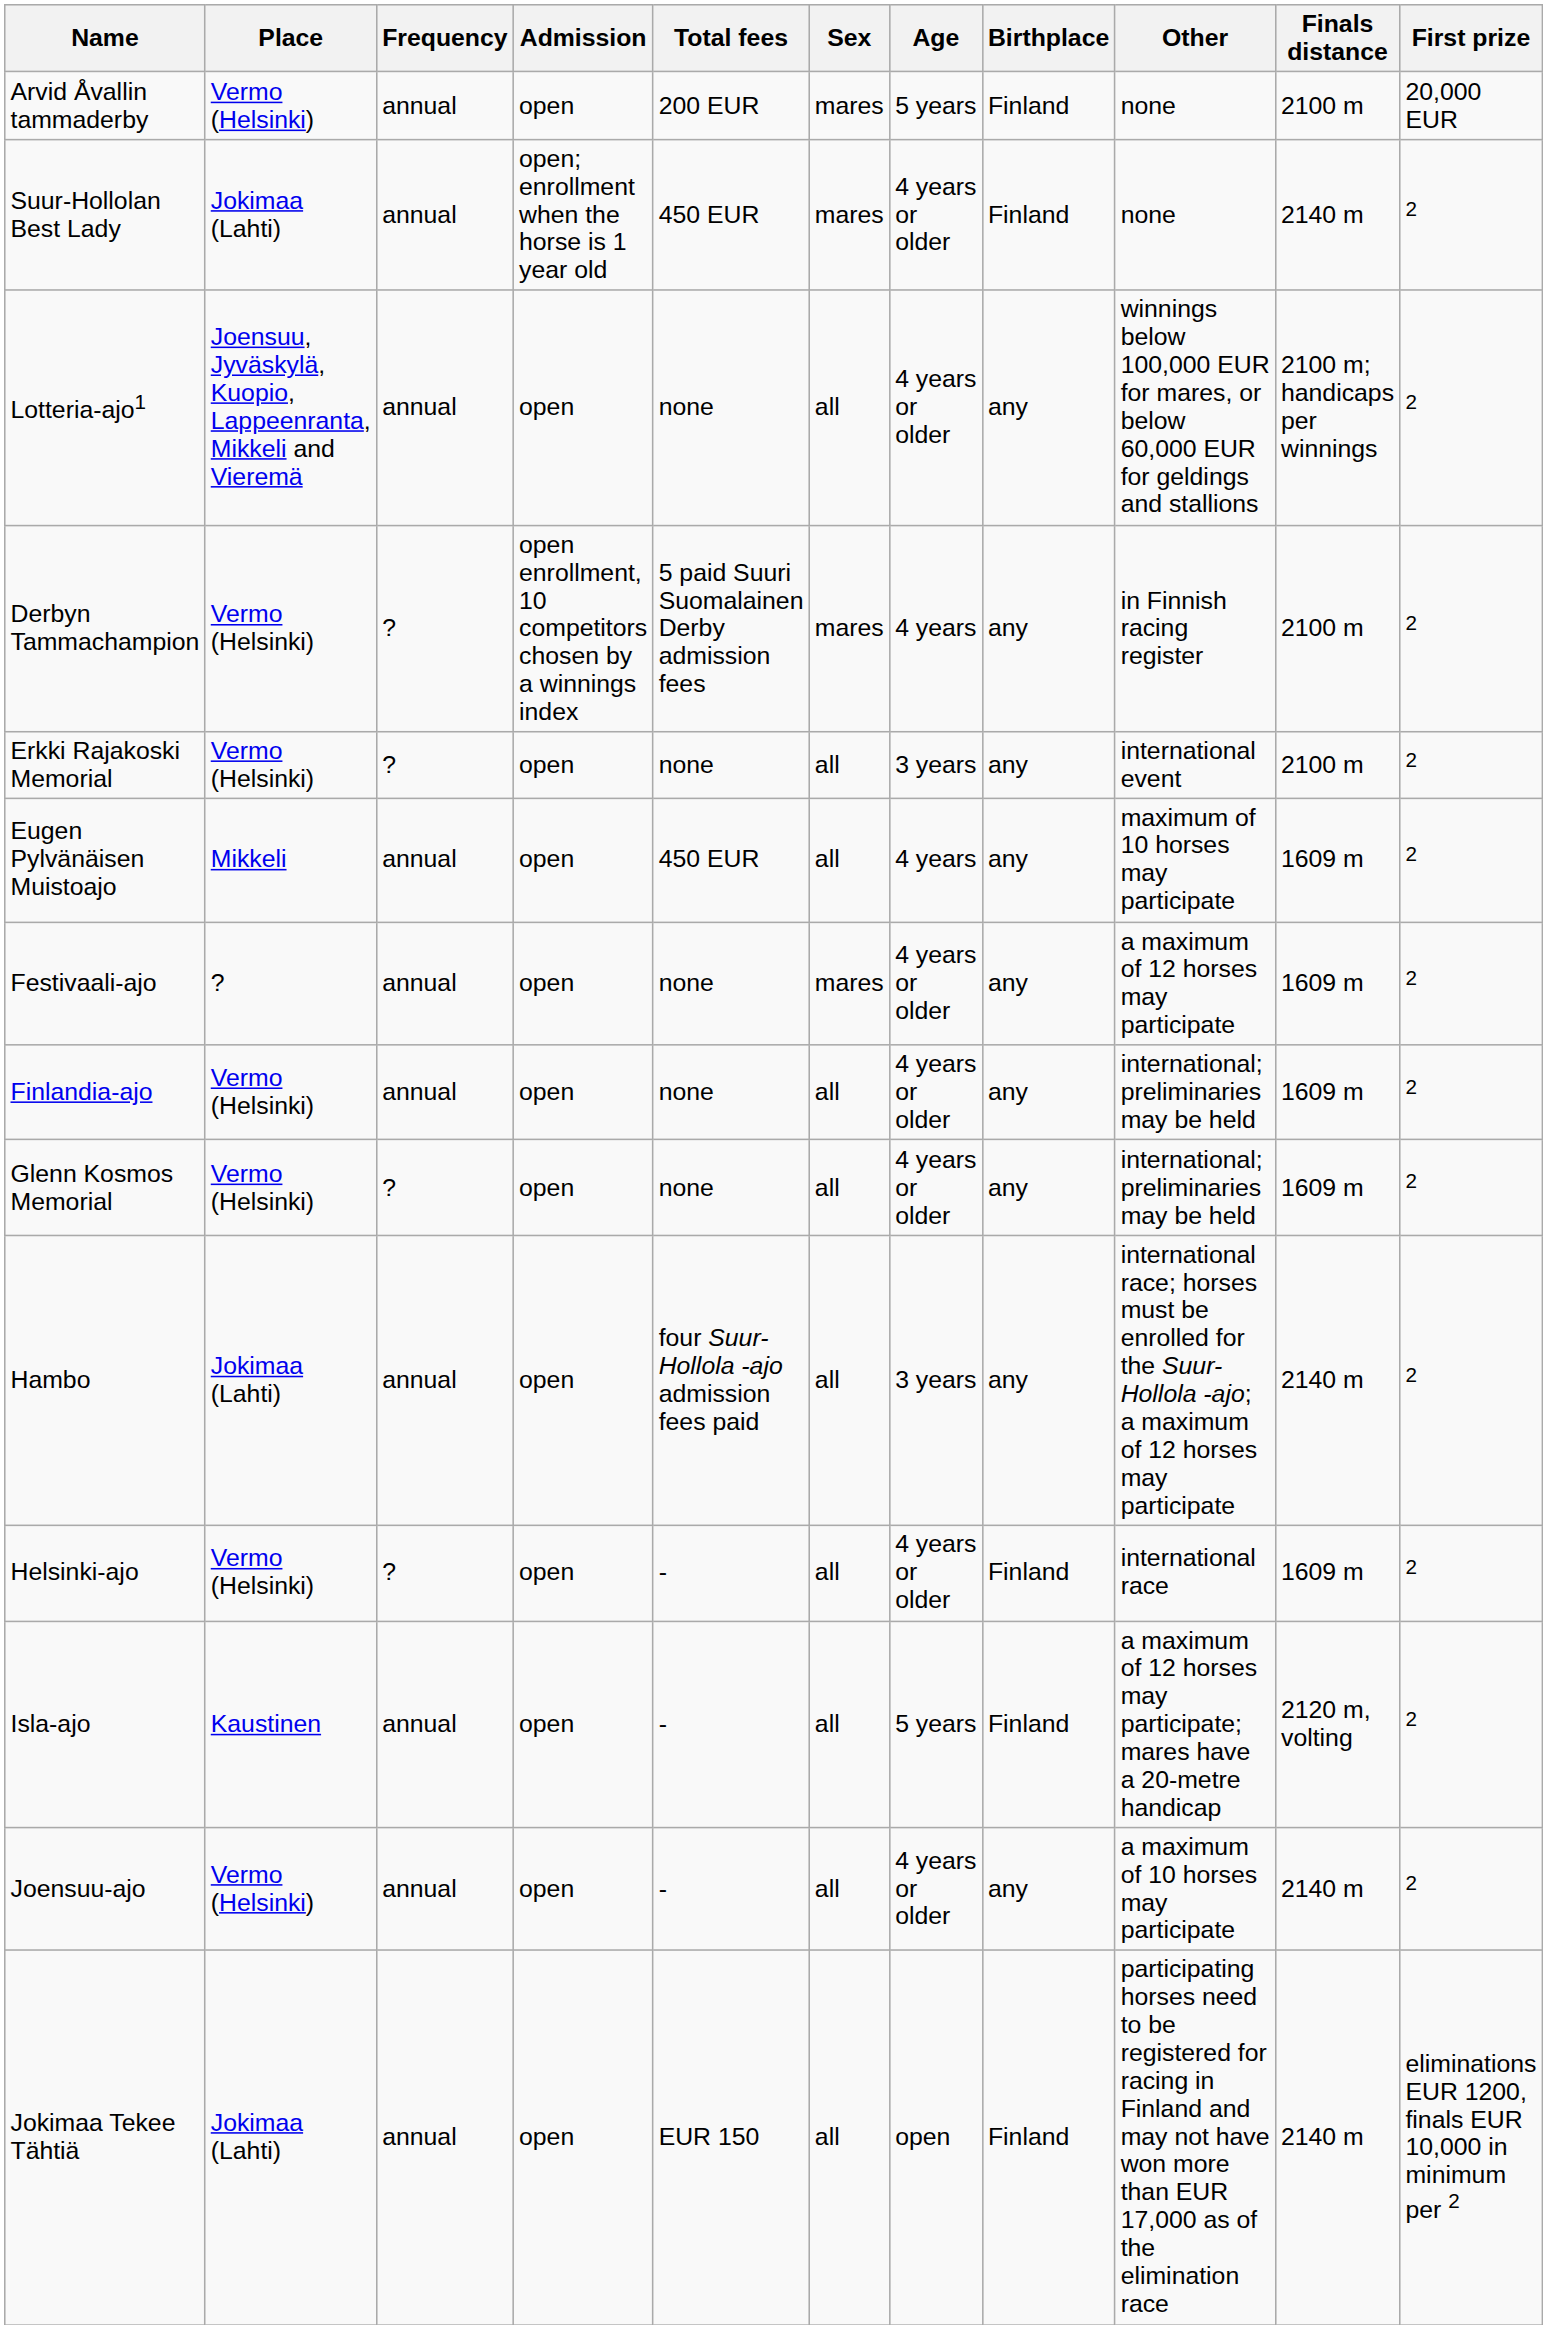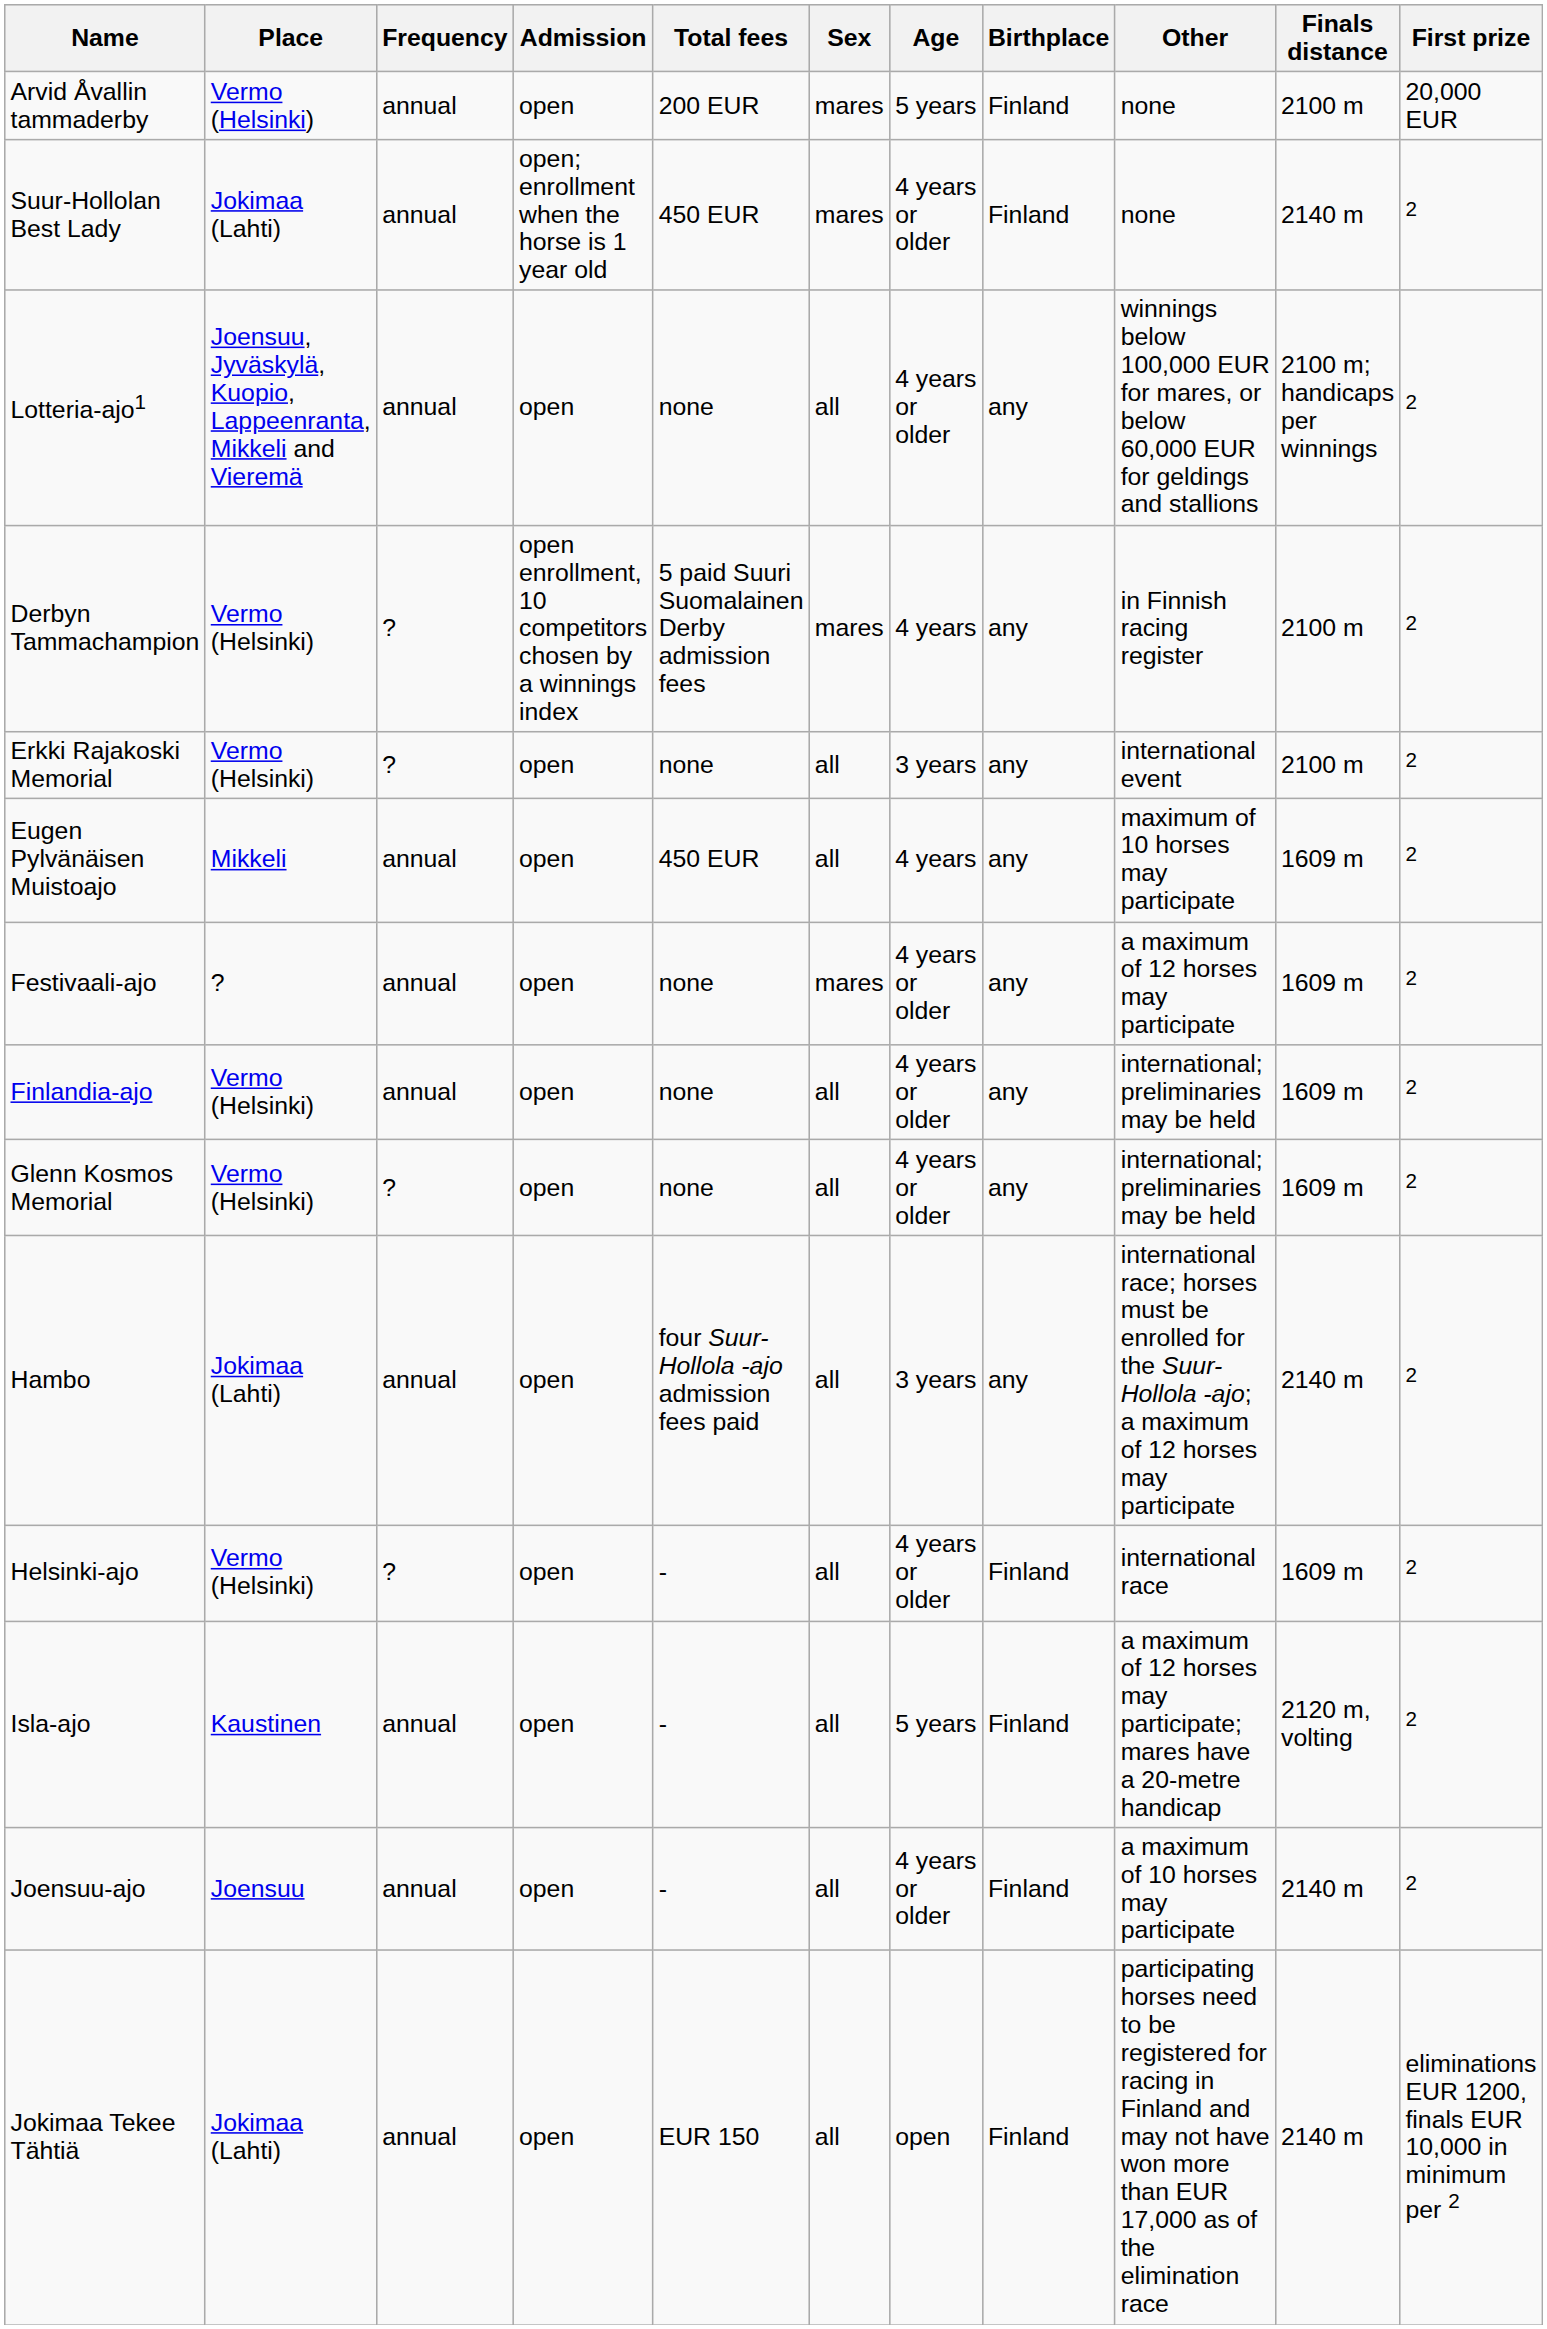(262, 1888) Vermo (Helsinki) -> (258, 1888) Joensuu
(1008, 1888) any -> (1029, 1888) Finland
